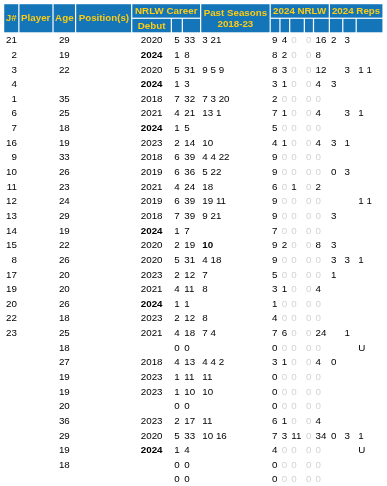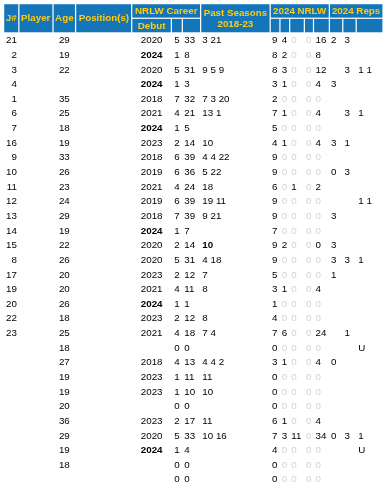(190, 245) 19 -> (190, 245) 14
(318, 245) 8 -> (318, 245) 0
